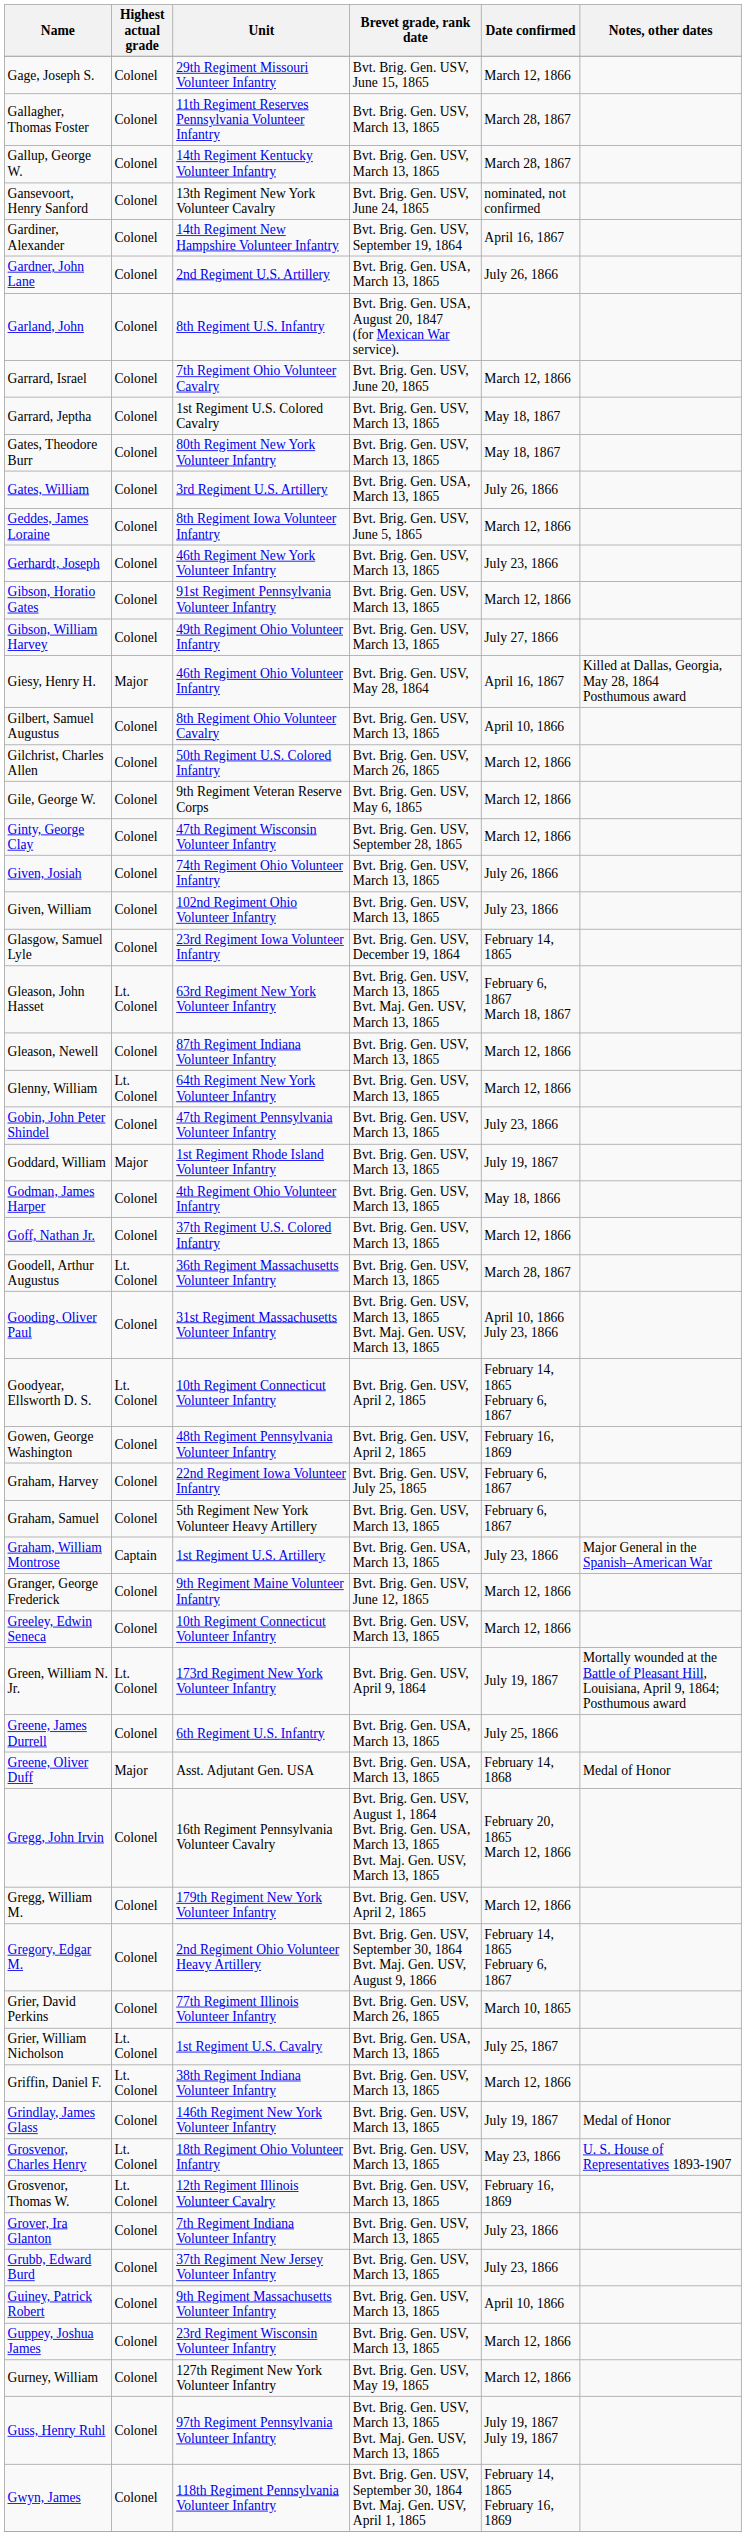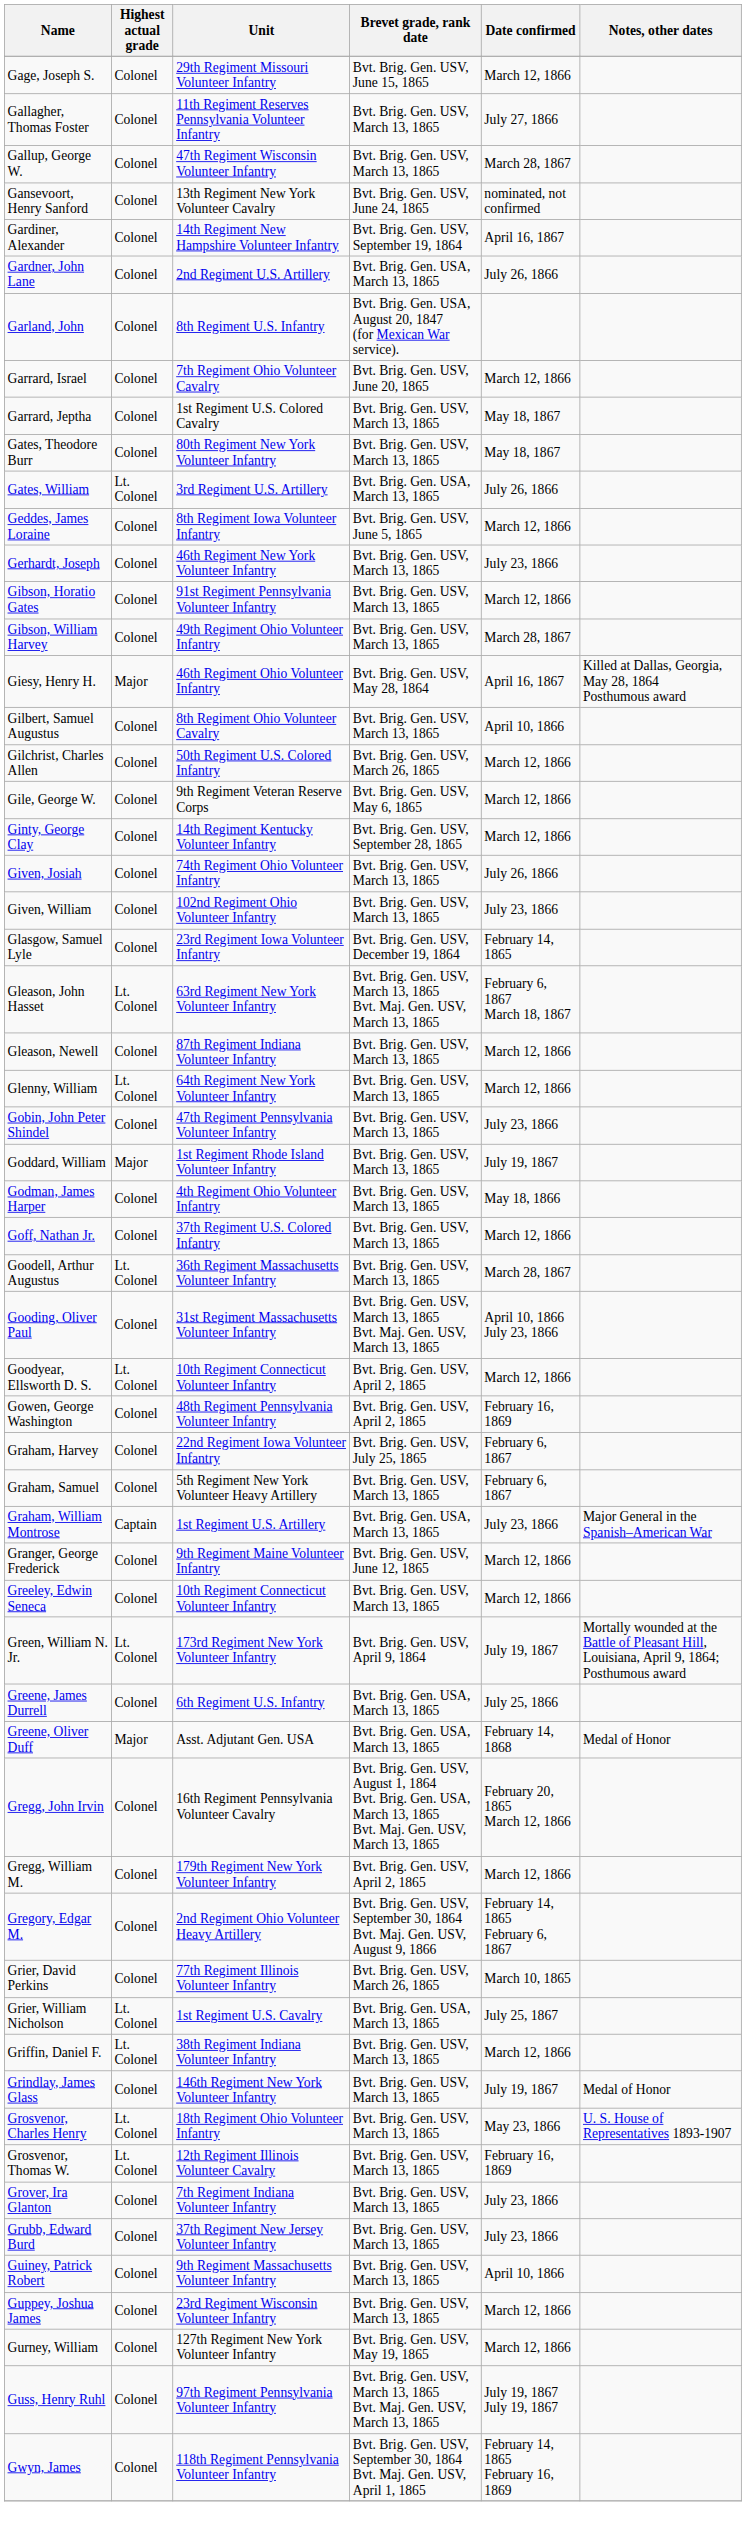(528, 119) March 28, 1867 -> (521, 119) July 27, 1866
(245, 164) 14th Regiment Kentucky Volunteer Infantry -> (246, 164) 47th Regiment Wisconsin Volunteer Infantry
(136, 489) Colonel -> (136, 489) Lt. Colonel
(521, 637) July 27, 1866 -> (528, 637) March 28, 1867
(246, 836) 47th Regiment Wisconsin Volunteer Infantry -> (245, 836) 14th Regiment Kentucky Volunteer Infantry
(519, 1392) February 14, 1865 February 6, 1867 -> (528, 1377) March 12, 1866
